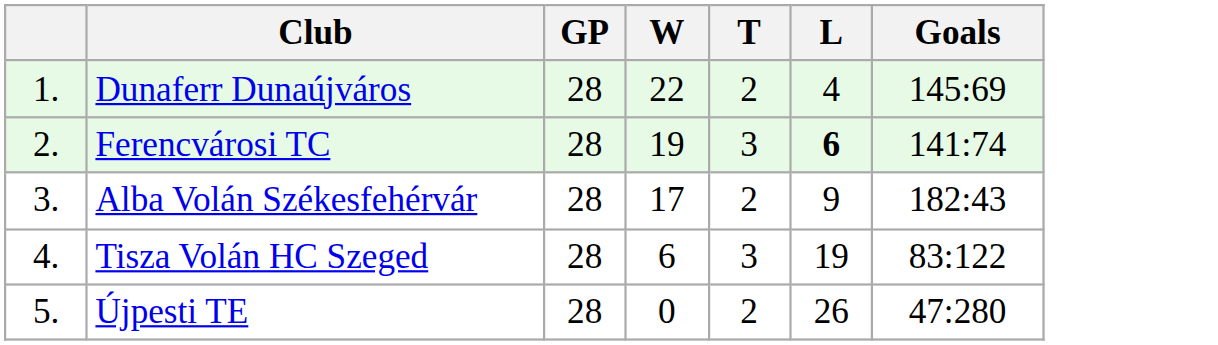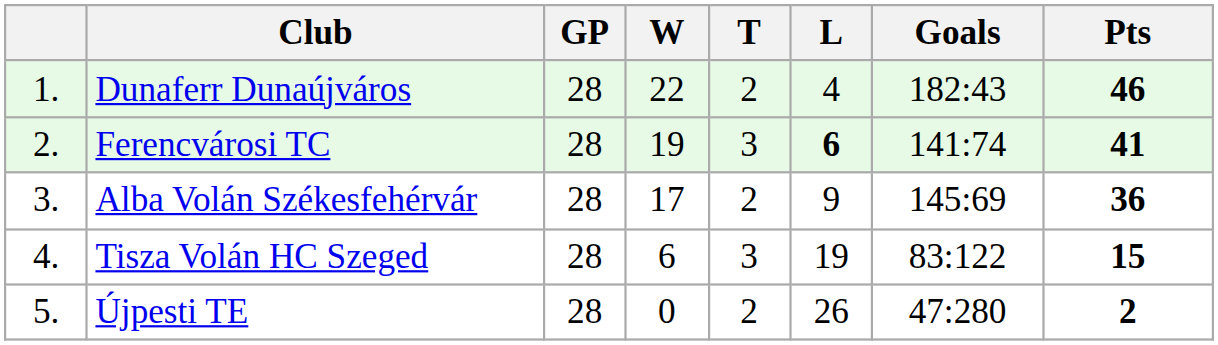+ column: (1128, 32)
(958, 88) 145:69 -> (958, 88) 182:43
(958, 199) 182:43 -> (958, 199) 145:69
